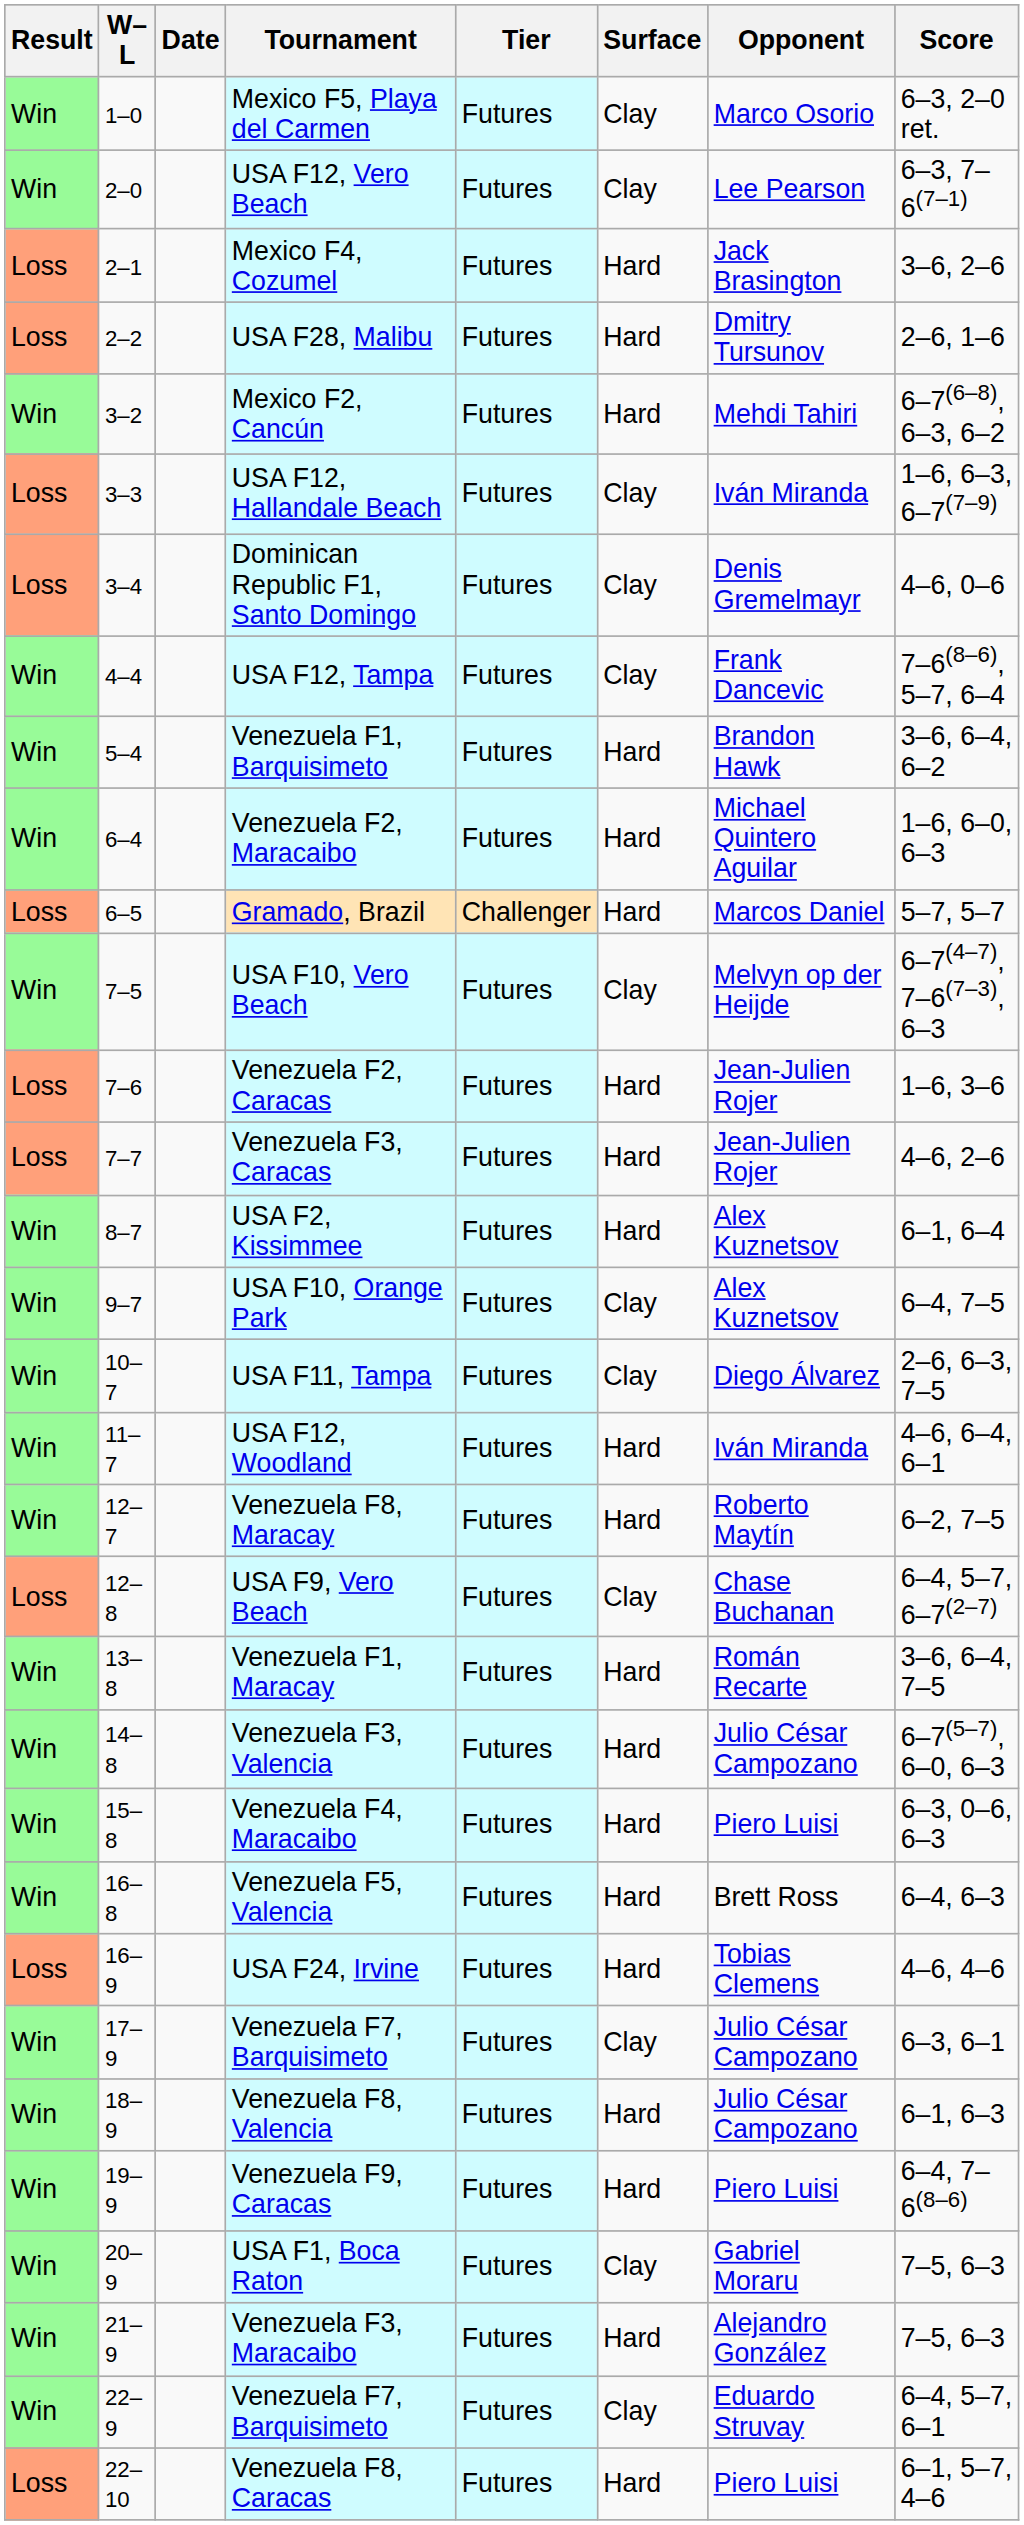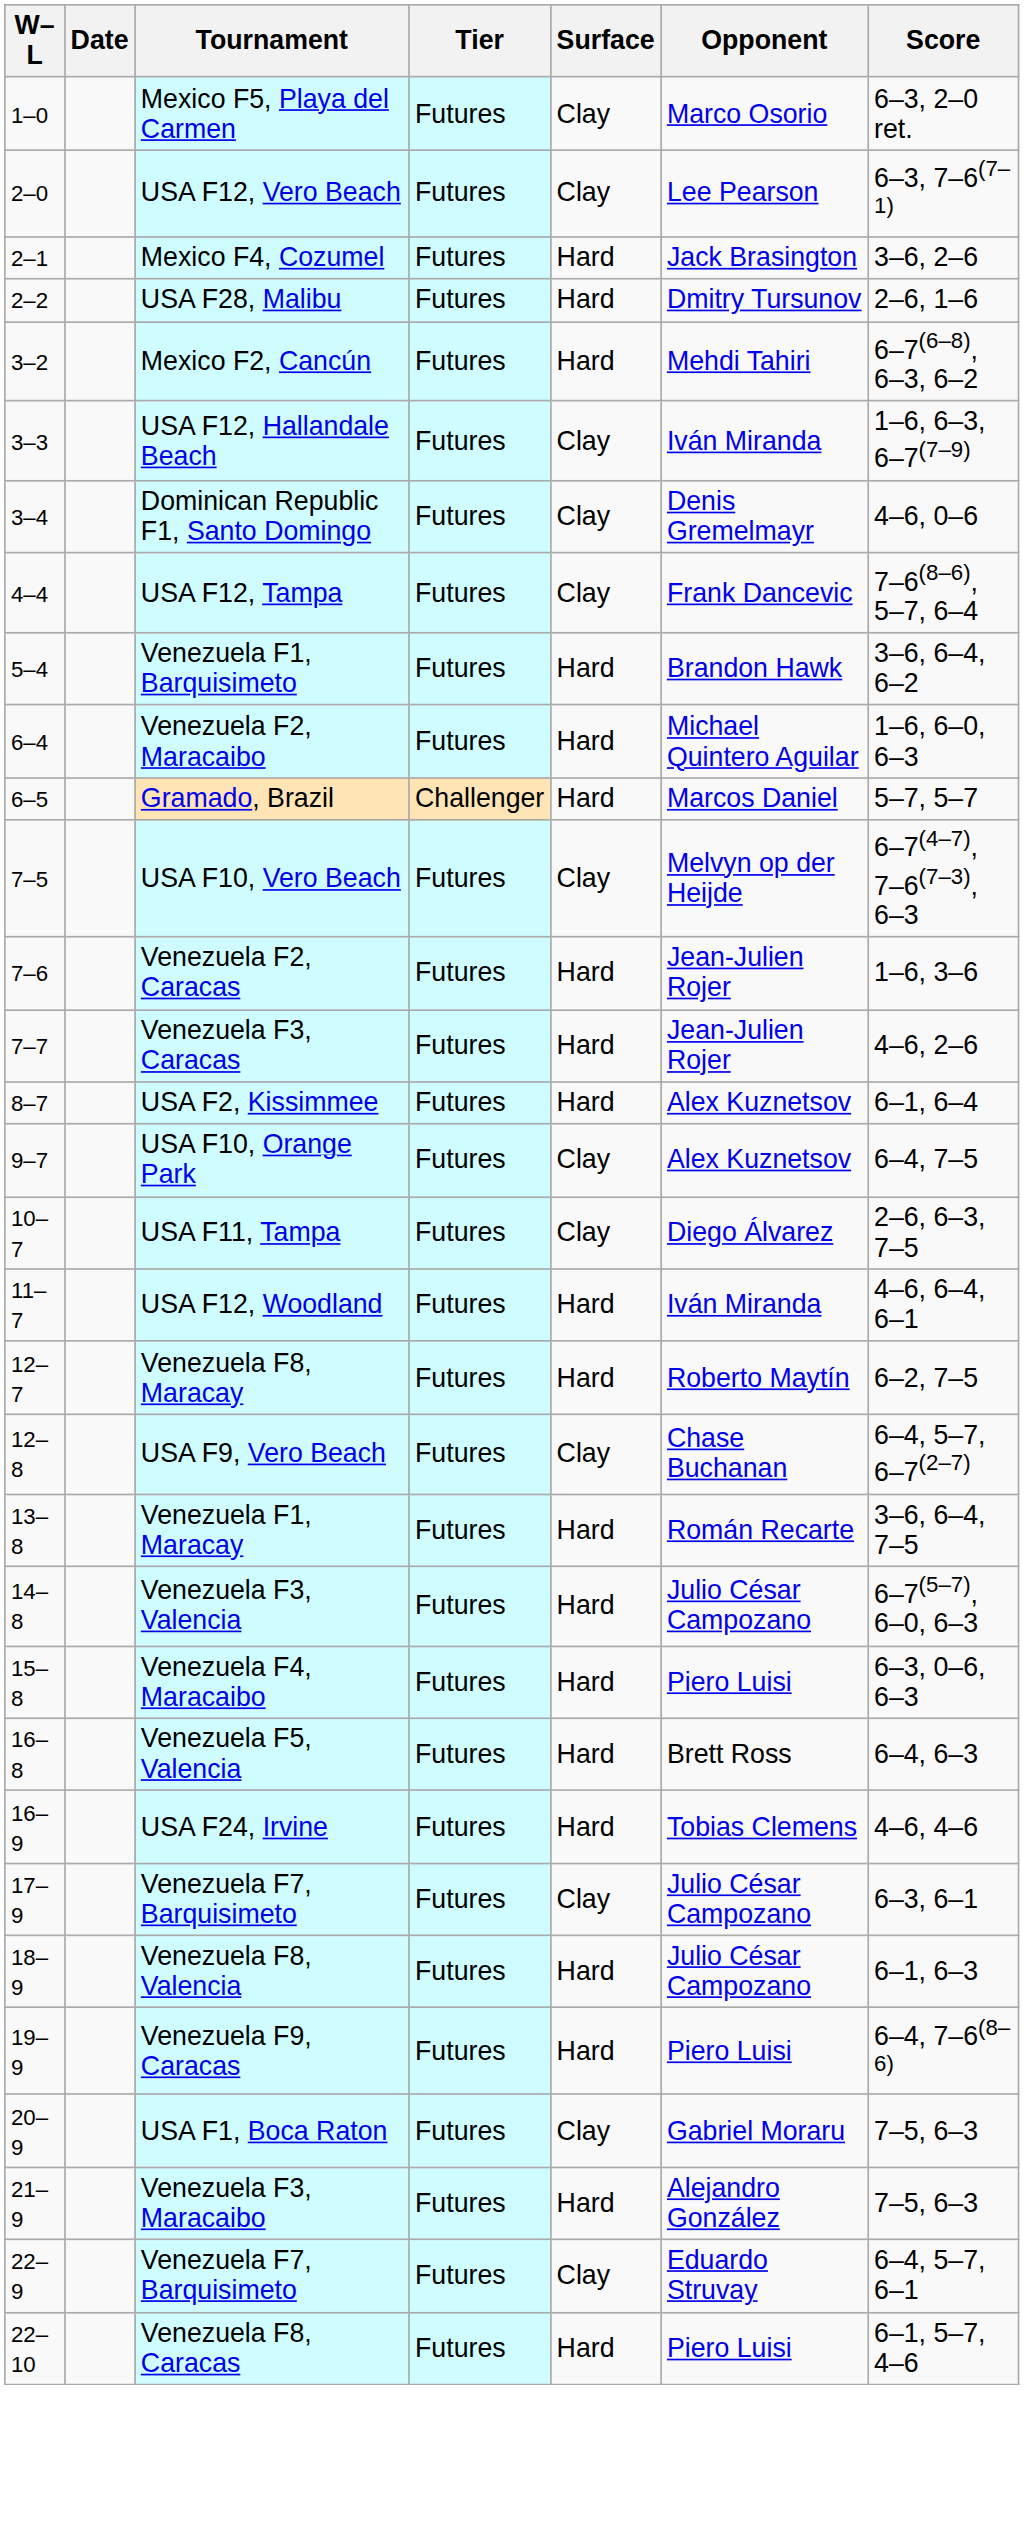- column: (52, 40)
